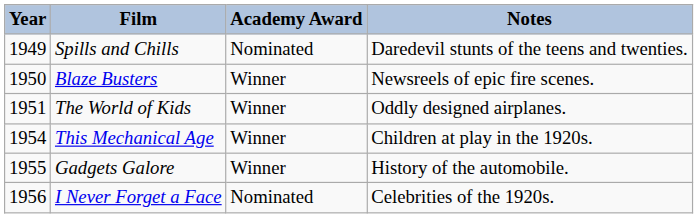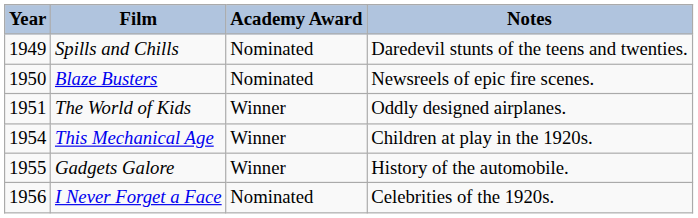(258, 78) Winner -> (272, 78) Nominated
